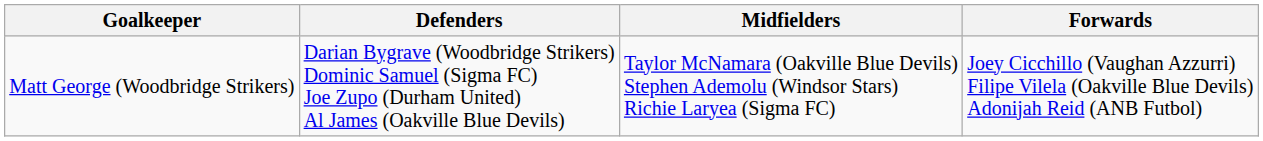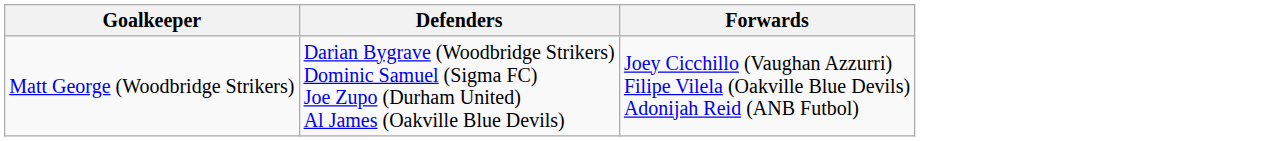- column: (791, 20)
